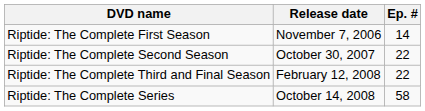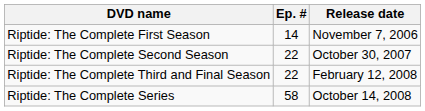columns swapped: (403, 14) <-> (329, 14)
